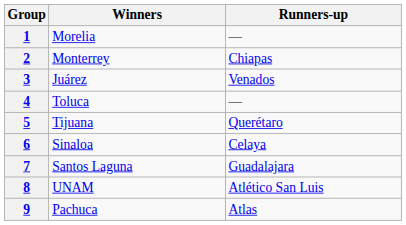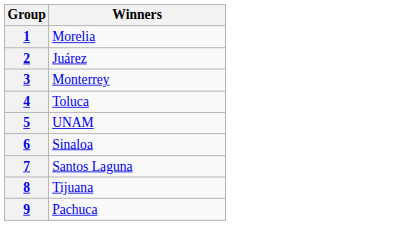- column: (313, 15)
(81, 58) Monterrey -> (69, 58) Juárez
(69, 79) Juárez -> (81, 79) Monterrey
(73, 123) Tijuana -> (73, 123) UNAM
(73, 187) UNAM -> (73, 187) Tijuana
